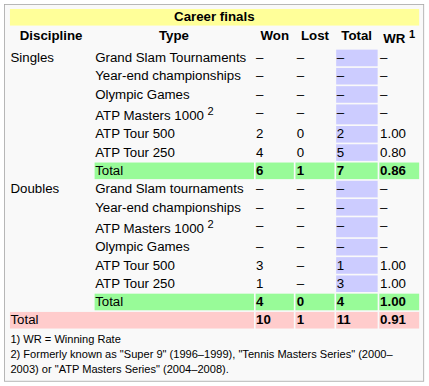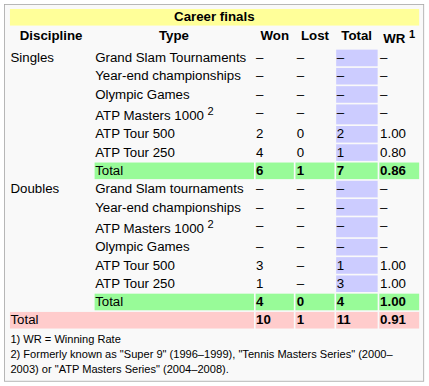(340, 152) 5 -> (340, 152) 1
